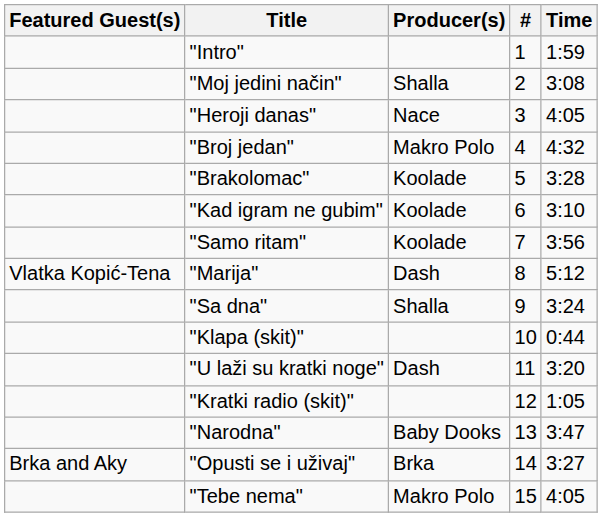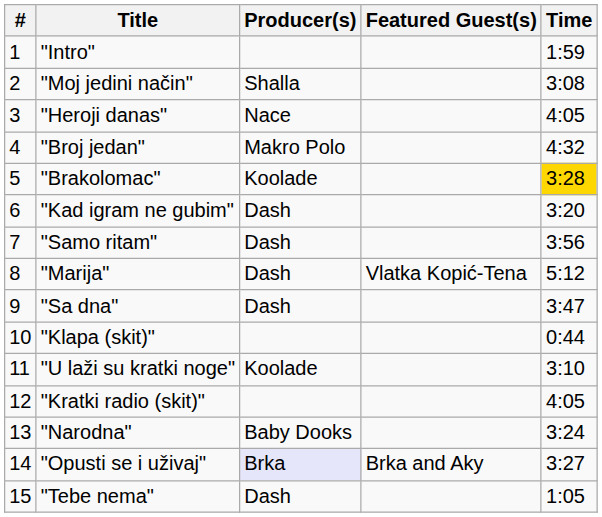columns swapped: (526, 20) <-> (95, 20)
(565, 178) no background -> (565, 178) gold background
(430, 210) Koolade -> (268, 210) Dash
(565, 210) 3:10 -> (565, 210) 3:20
(430, 242) Koolade -> (268, 242) Dash
(421, 305) Shalla -> (268, 305) Dash
(565, 305) 3:24 -> (565, 305) 3:47
(416, 369) Dash -> (281, 369) Koolade
(565, 369) 3:20 -> (565, 369) 3:10
(565, 400) 1:05 -> (565, 400) 4:05
(565, 432) 3:47 -> (565, 432) 3:24
(414, 464) no background -> (265, 464) lavender background
(444, 496) Makro Polo -> (268, 496) Dash
(565, 496) 4:05 -> (565, 496) 1:05
